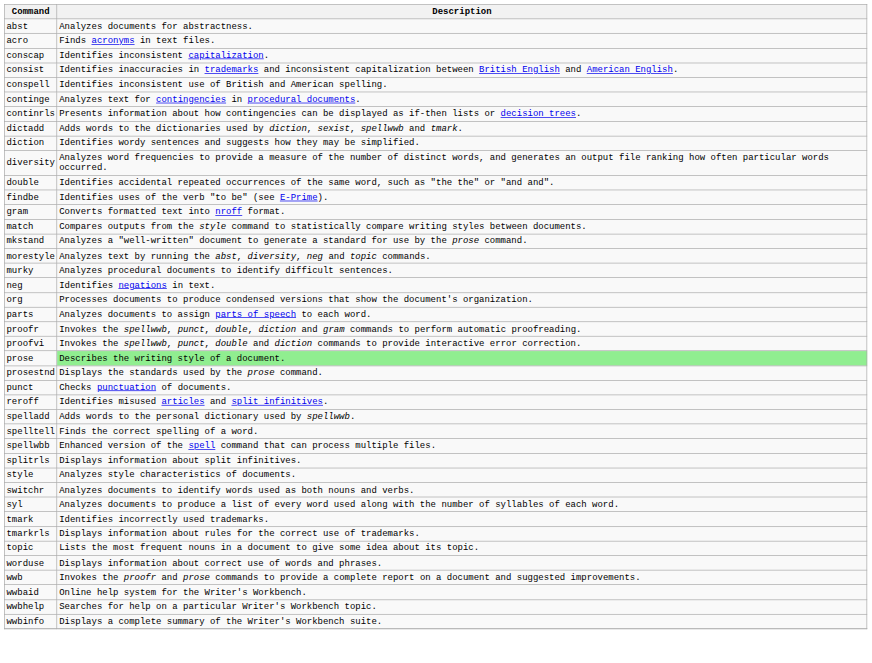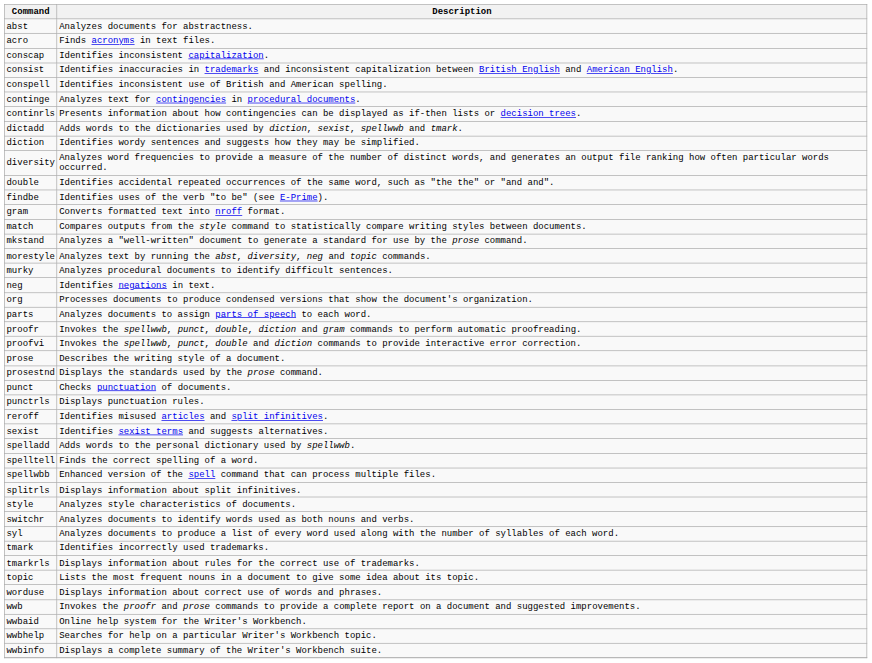(172, 358) lightgreen background -> (172, 358) no background
+ row: (28, 402)
+ row: (23, 431)
